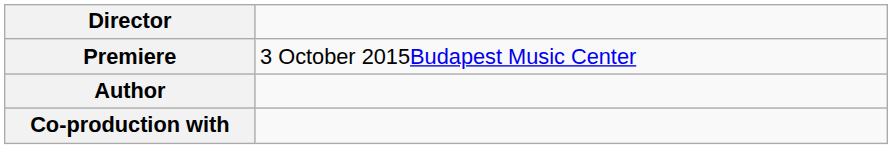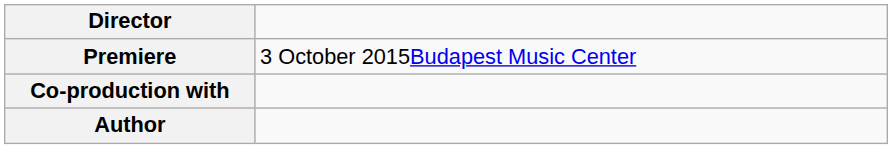rows swapped: (130, 125) <-> (130, 90)
